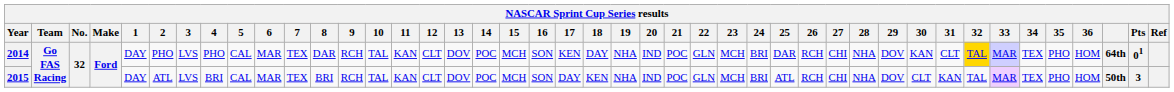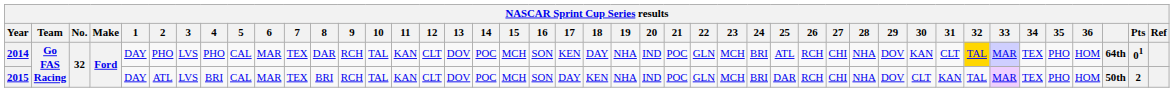(785, 54) DAR -> (785, 54) ATL
(785, 76) ATL -> (785, 76) DAR
(1138, 76) 3 -> (1138, 76) 2
